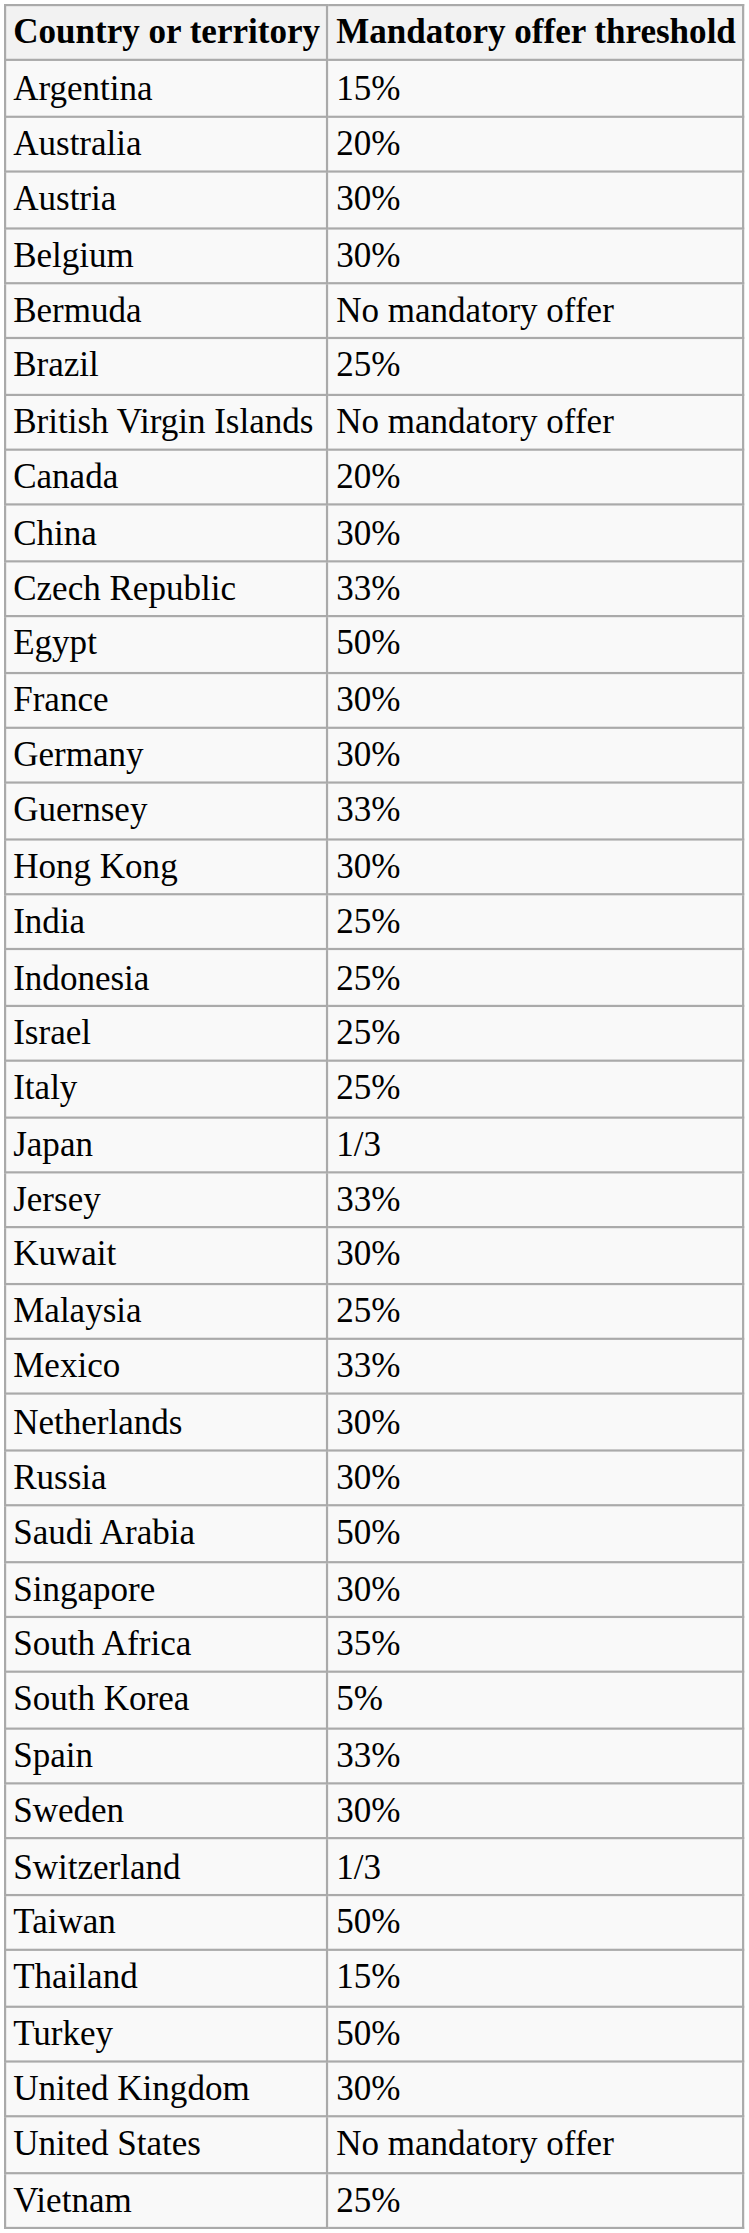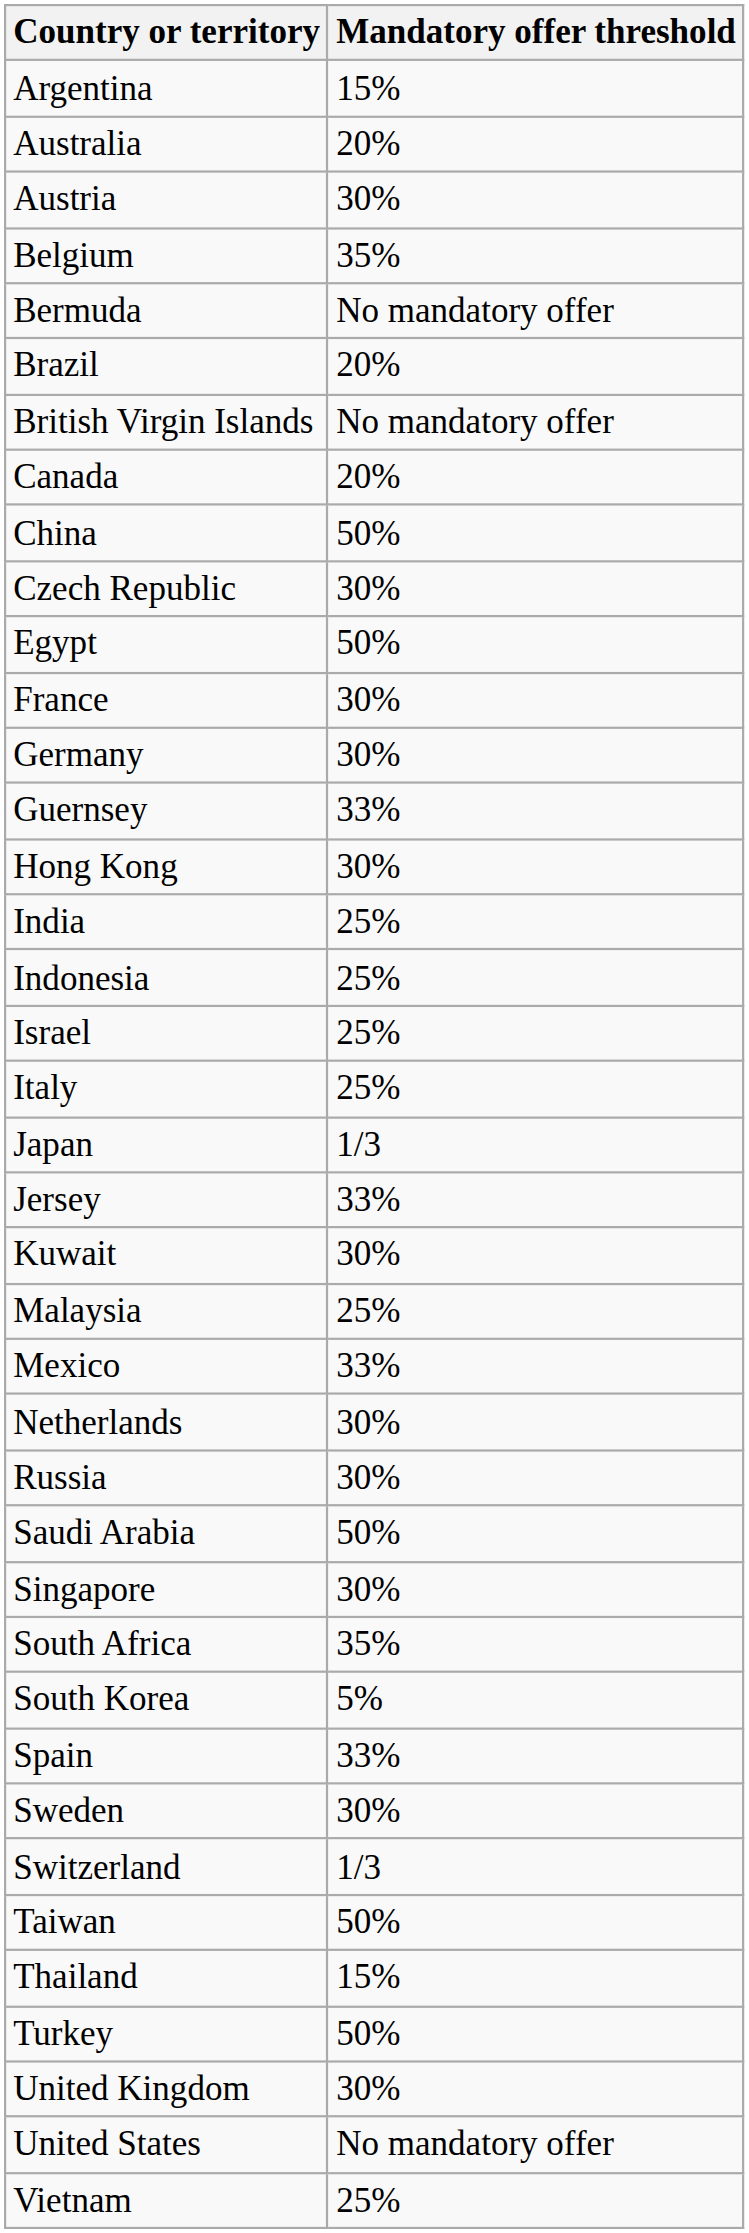(368, 254) 30% -> (368, 254) 35%
(368, 365) 25% -> (368, 365) 20%
(368, 532) 30% -> (368, 532) 50%
(368, 587) 33% -> (368, 587) 30%
